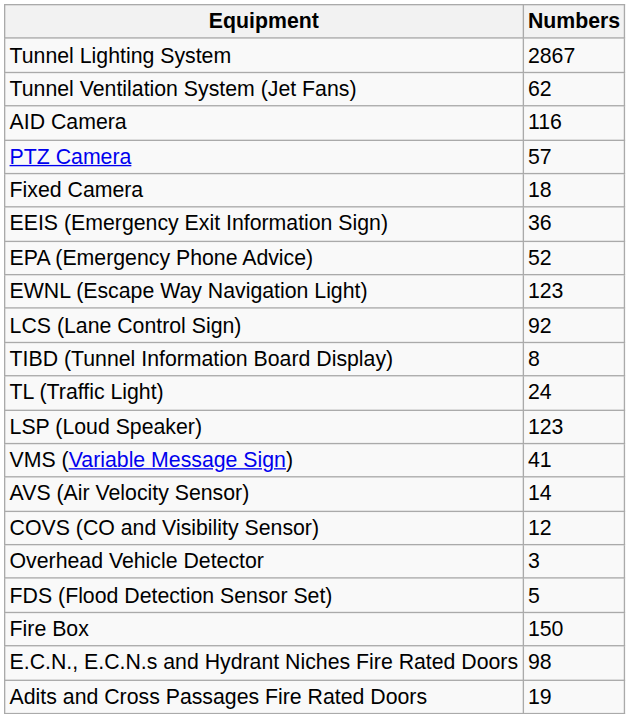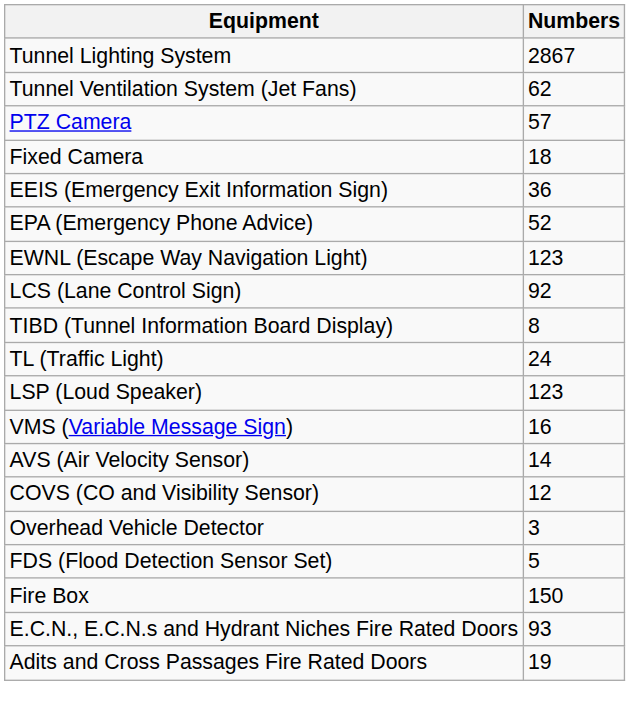- row: (68, 122)
(540, 460) 41 -> (540, 426) 16
(540, 662) 98 -> (540, 628) 93
